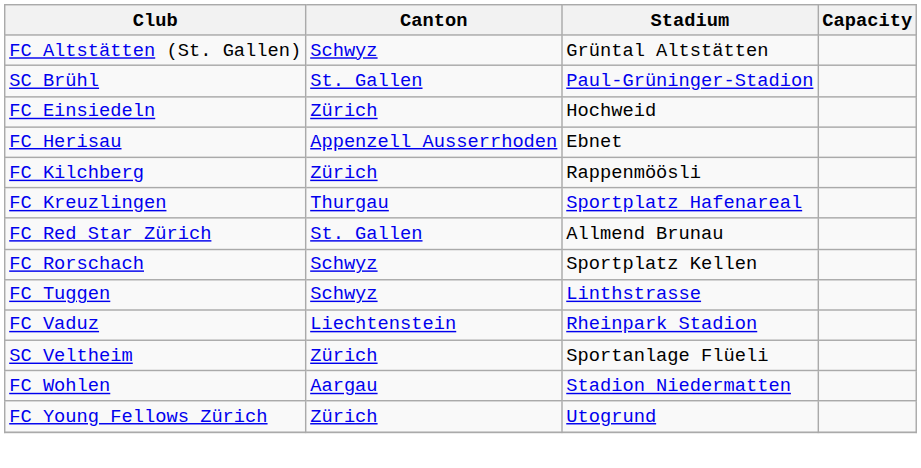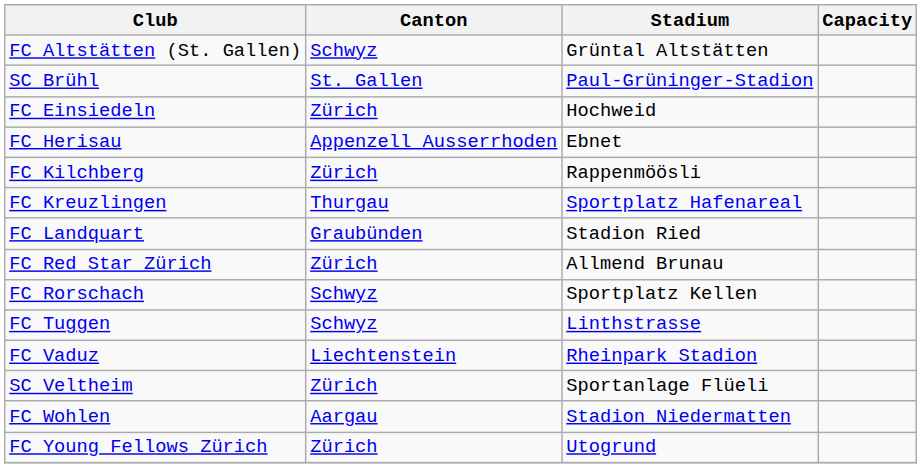+ row: (77, 234)
(366, 234) St. Gallen -> (344, 264) Zürich
